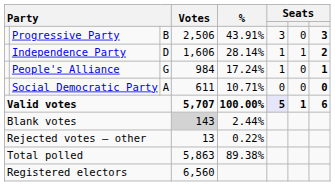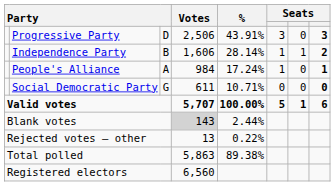(166, 35) B -> (166, 35) D
(166, 52) D -> (166, 52) B
(166, 69) G -> (166, 69) A
(166, 87) A -> (166, 87) G
(282, 104) lavender background -> (282, 104) no background
